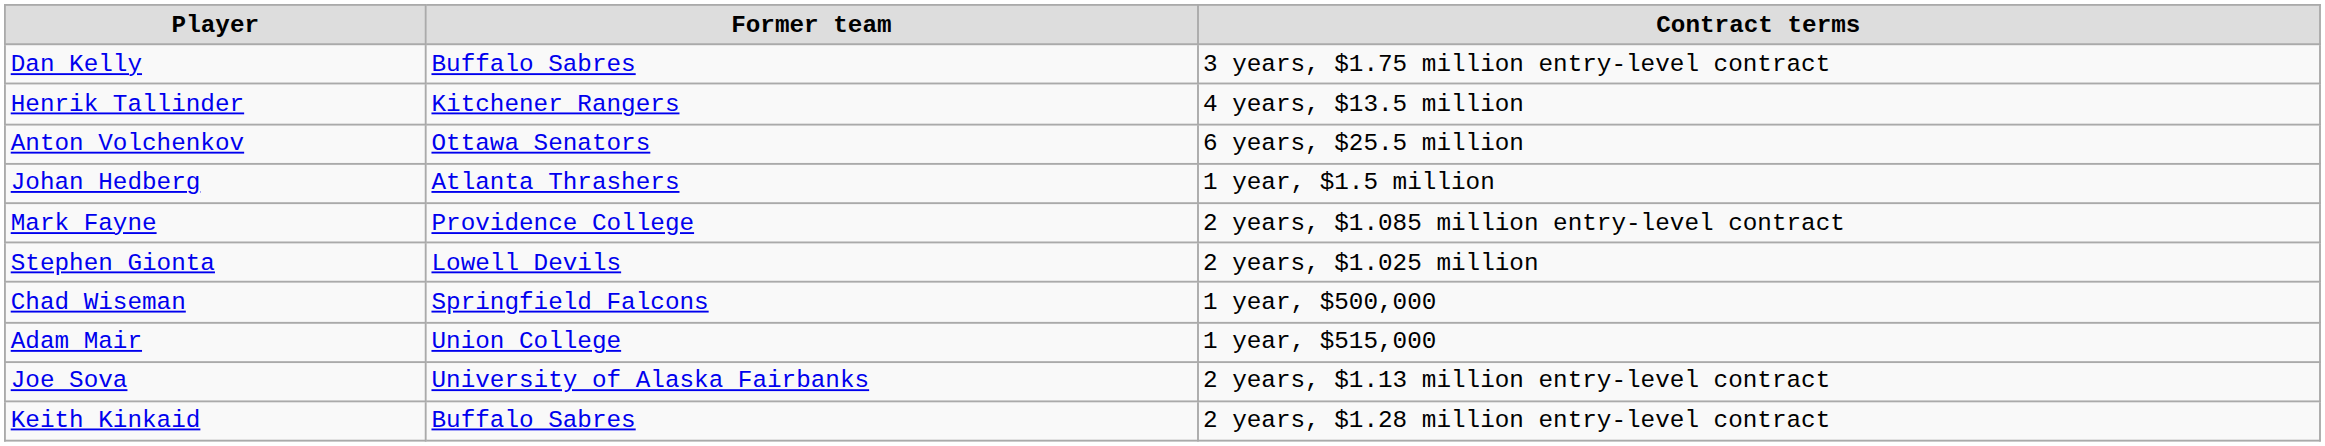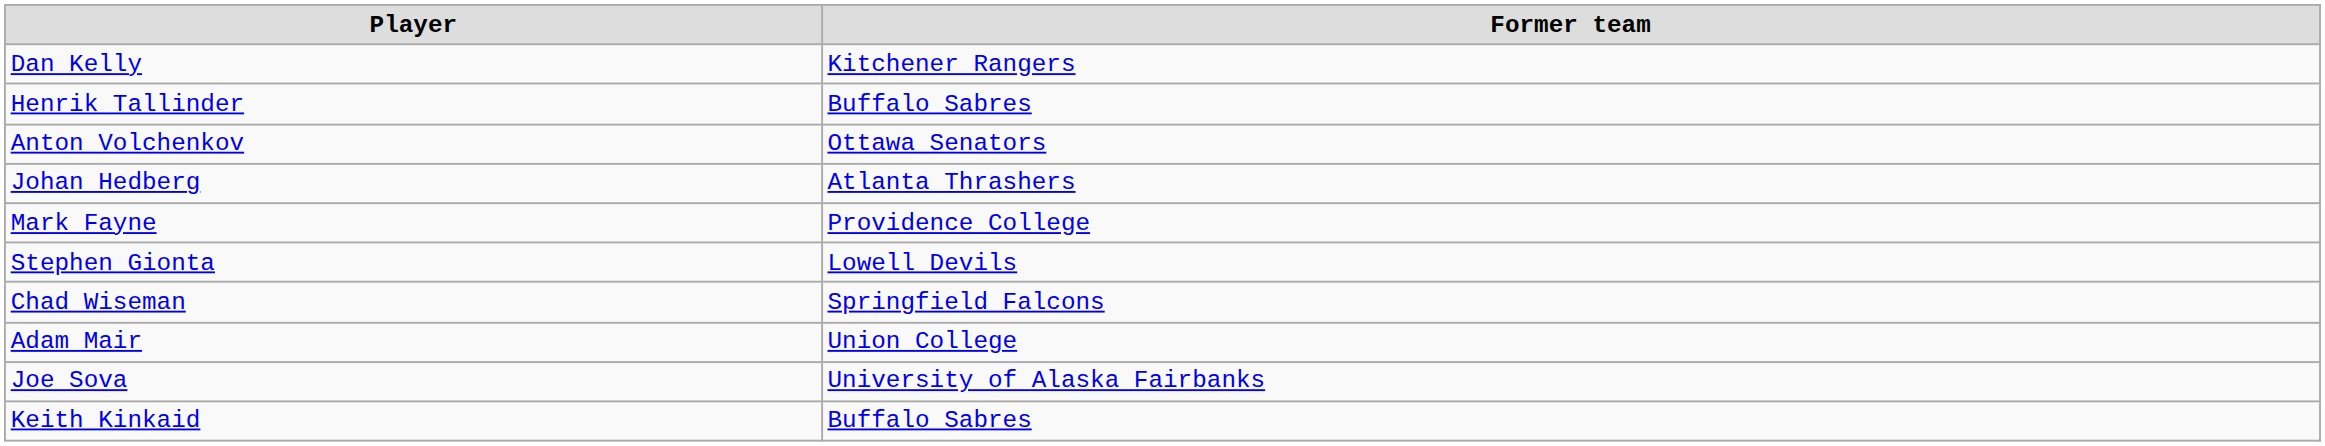- column: (1758, 25)
(534, 64) Buffalo Sabres -> (952, 64) Kitchener Rangers
(555, 104) Kitchener Rangers -> (930, 104) Buffalo Sabres
